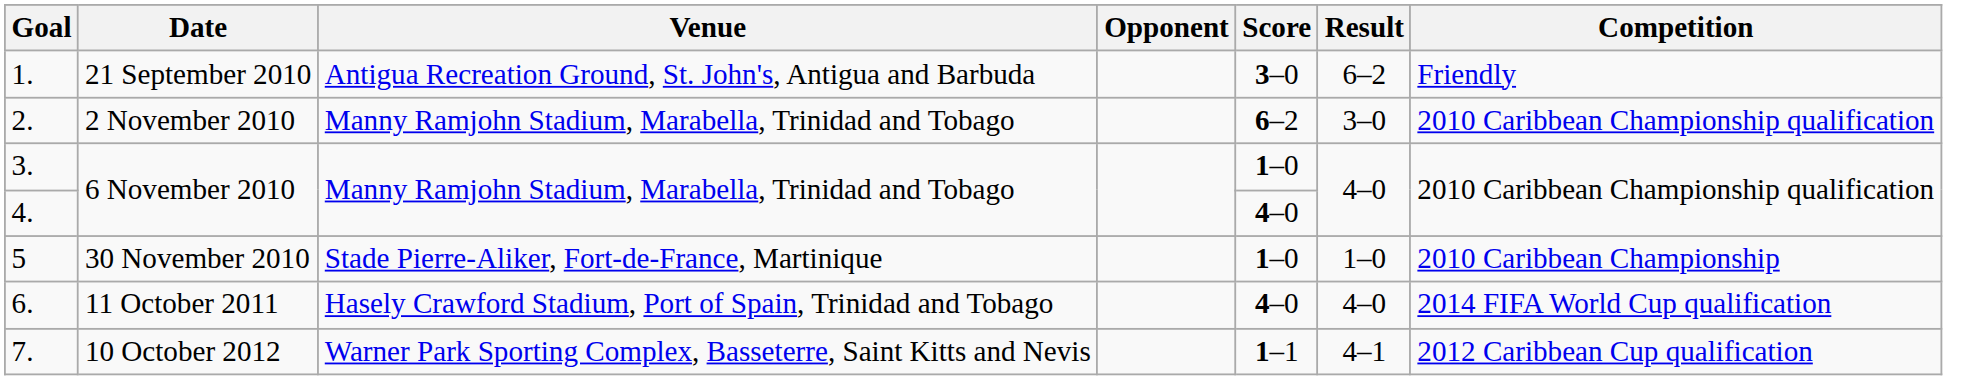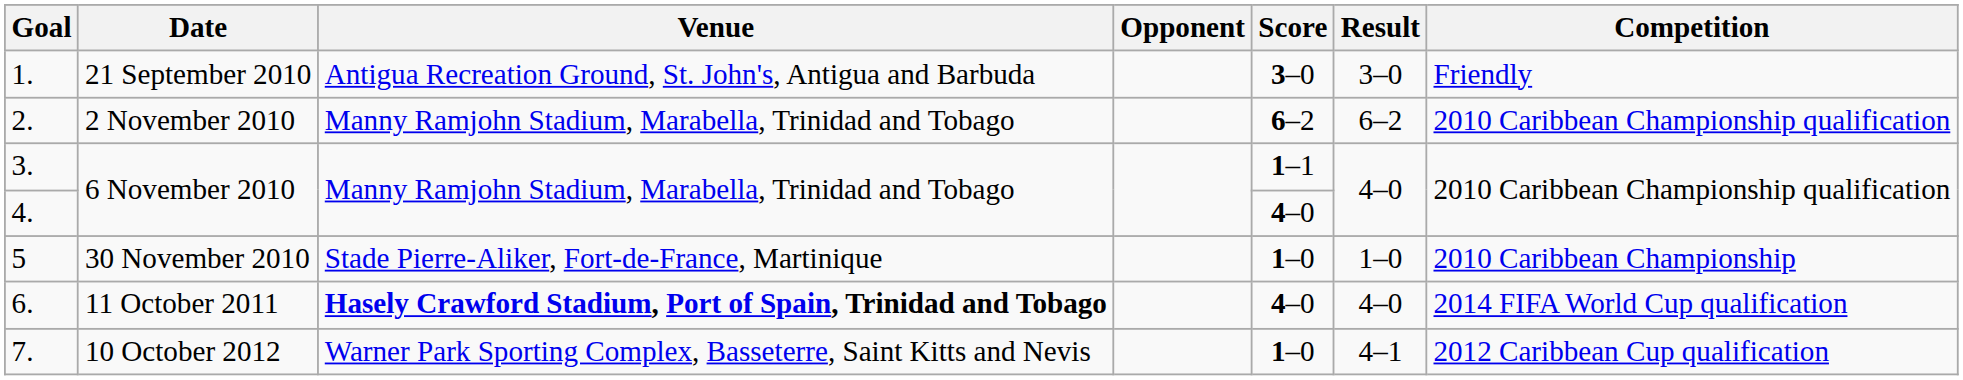(1364, 73) 6–2 -> (1380, 73) 3–0
(1364, 119) 3–0 -> (1380, 119) 6–2
(1277, 166) 1–0 -> (1293, 166) 1–1
(689, 304) normal -> (716, 304) bold
(1277, 350) 1–1 -> (1293, 350) 1–0
